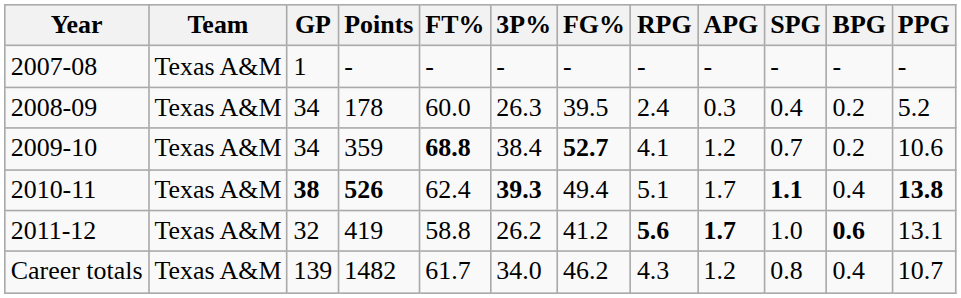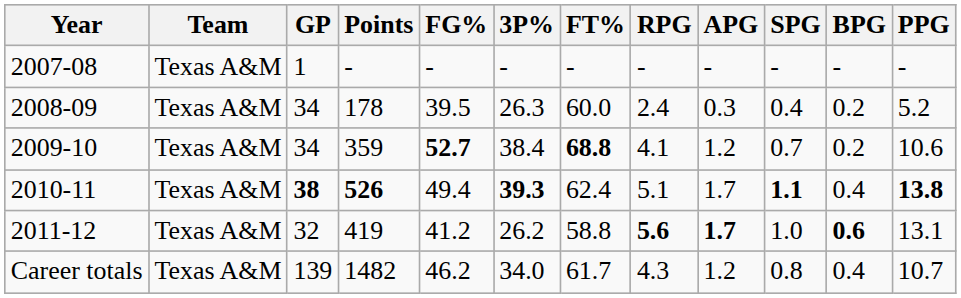columns swapped: (594, 25) <-> (455, 25)
